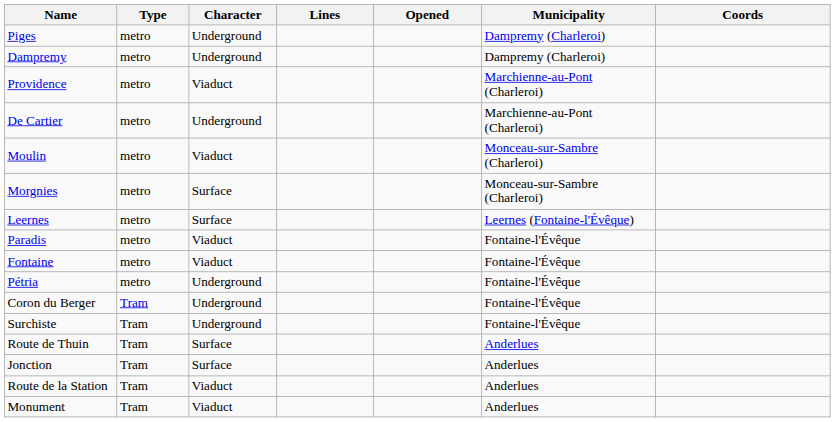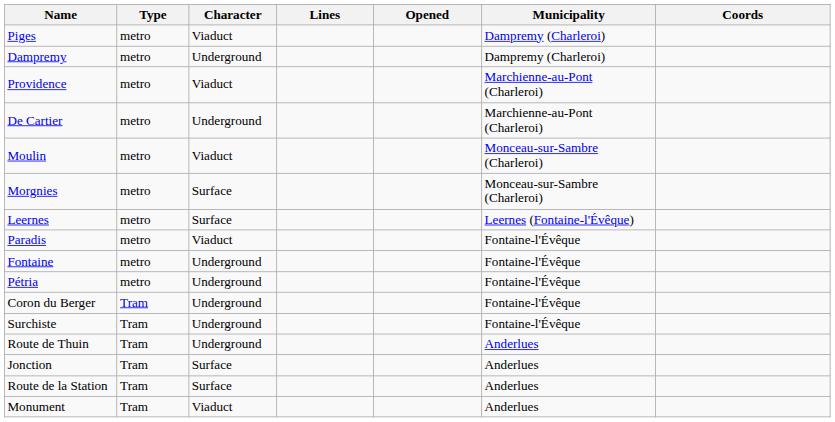(227, 35) Underground -> (212, 35) Viaduct
(212, 261) Viaduct -> (227, 261) Underground
(212, 344) Surface -> (227, 344) Underground
(212, 386) Viaduct -> (212, 386) Surface
